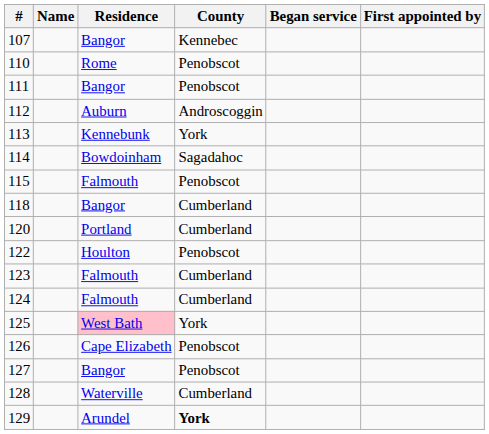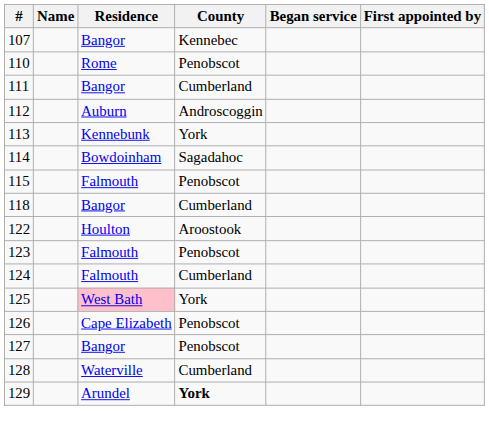(209, 87) Penobscot -> (215, 87) Cumberland
- row: (19, 228)
(209, 252) Penobscot -> (210, 228) Aroostook
(215, 275) Cumberland -> (209, 252) Penobscot
